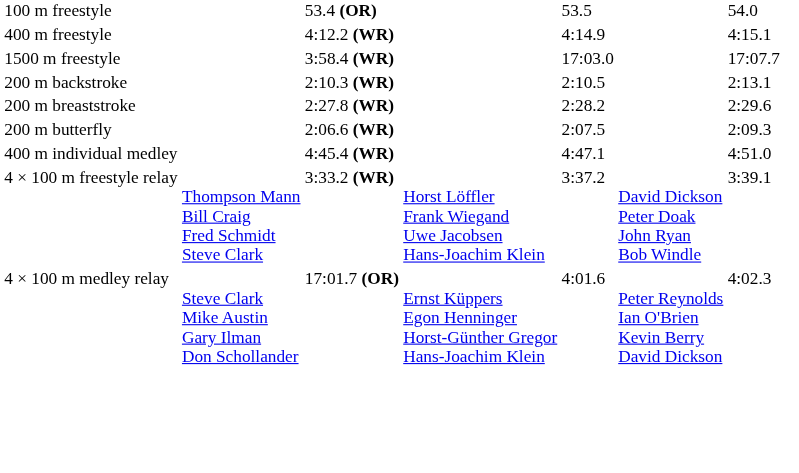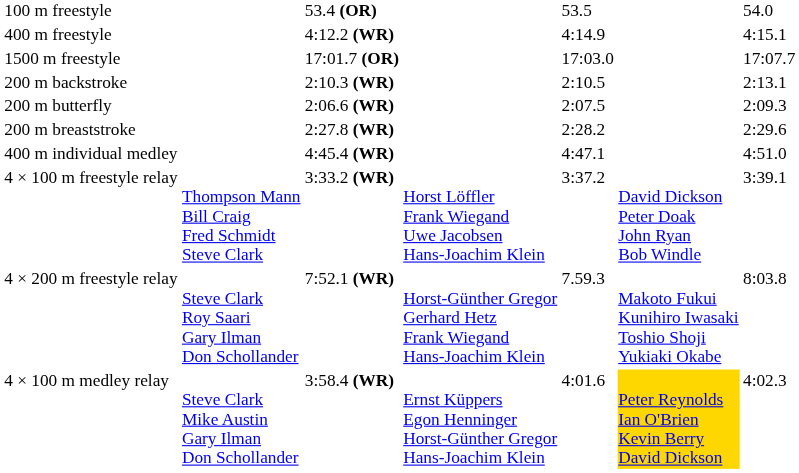(349, 58) 3:58.4 (WR) -> (352, 58) 17:01.7 (OR)
rows swapped: (70, 105) <-> (58, 129)
+ row: (91, 278)
(352, 278) 17:01.7 (OR) -> (349, 380) 3:58.4 (WR)
(671, 327) no background -> (671, 428) gold background
